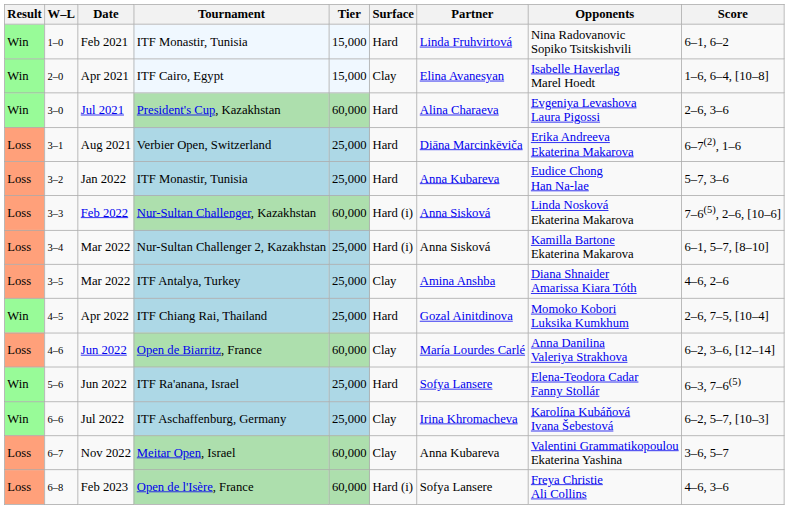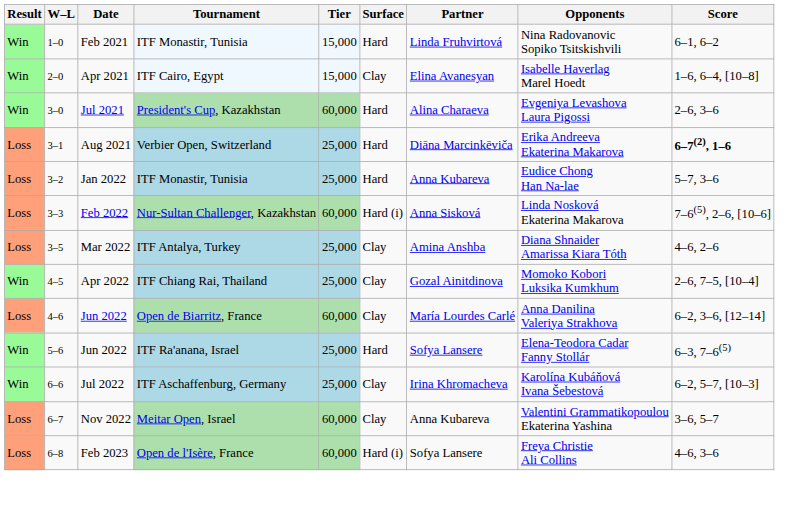(713, 144) normal -> (703, 144) bold
- row: (55, 248)
(385, 315) Hard -> (374, 281) Clay
